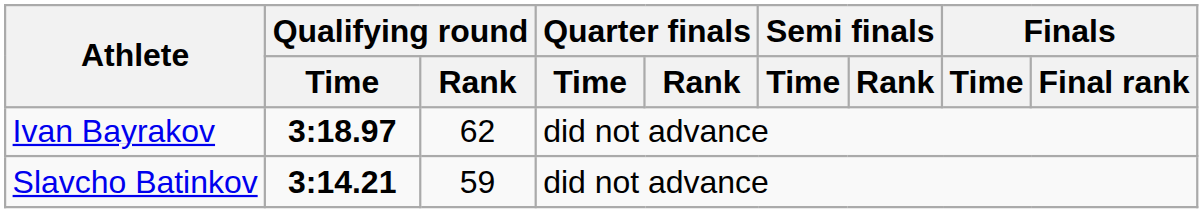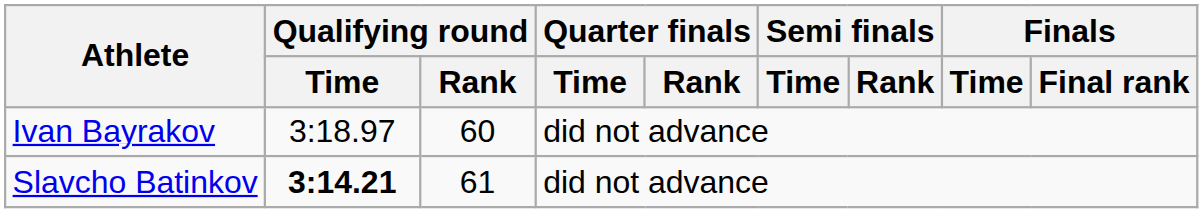(342, 132) bold -> (342, 132) normal
(478, 132) 62 -> (478, 132) 60
(478, 182) 59 -> (478, 182) 61
